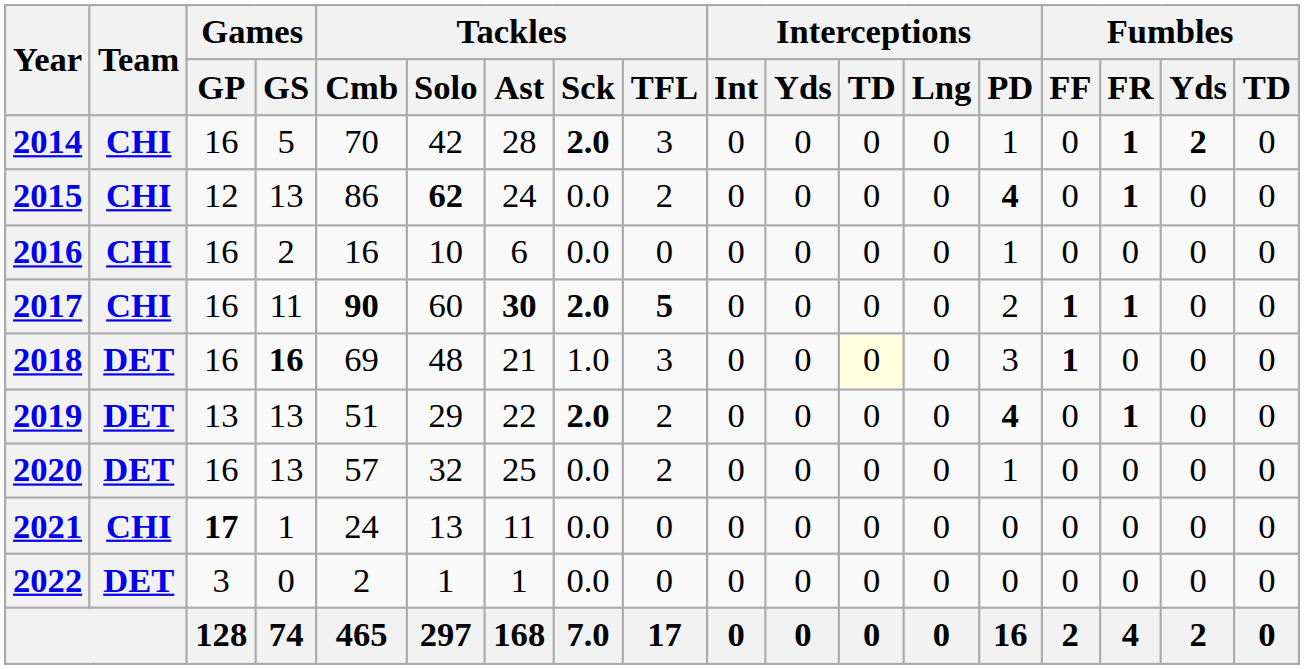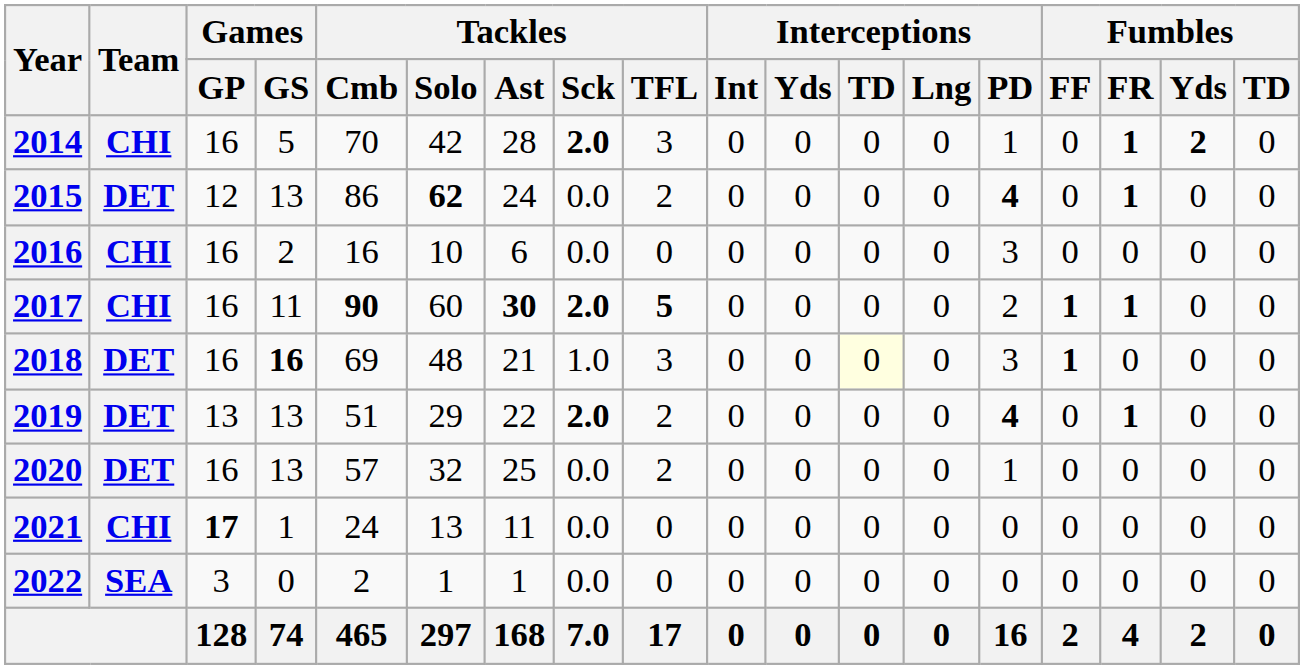(139, 196) CHI -> (139, 196) DET
(1010, 251) 1 -> (1010, 251) 3
(139, 580) DET -> (139, 580) SEA
